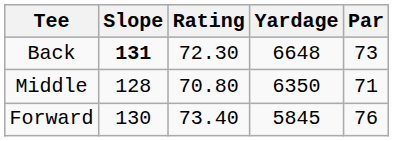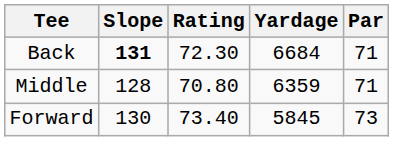(296, 54) 6648 -> (296, 54) 6684
(366, 54) 73 -> (366, 54) 71
(296, 86) 6350 -> (296, 86) 6359
(366, 119) 76 -> (366, 119) 73
